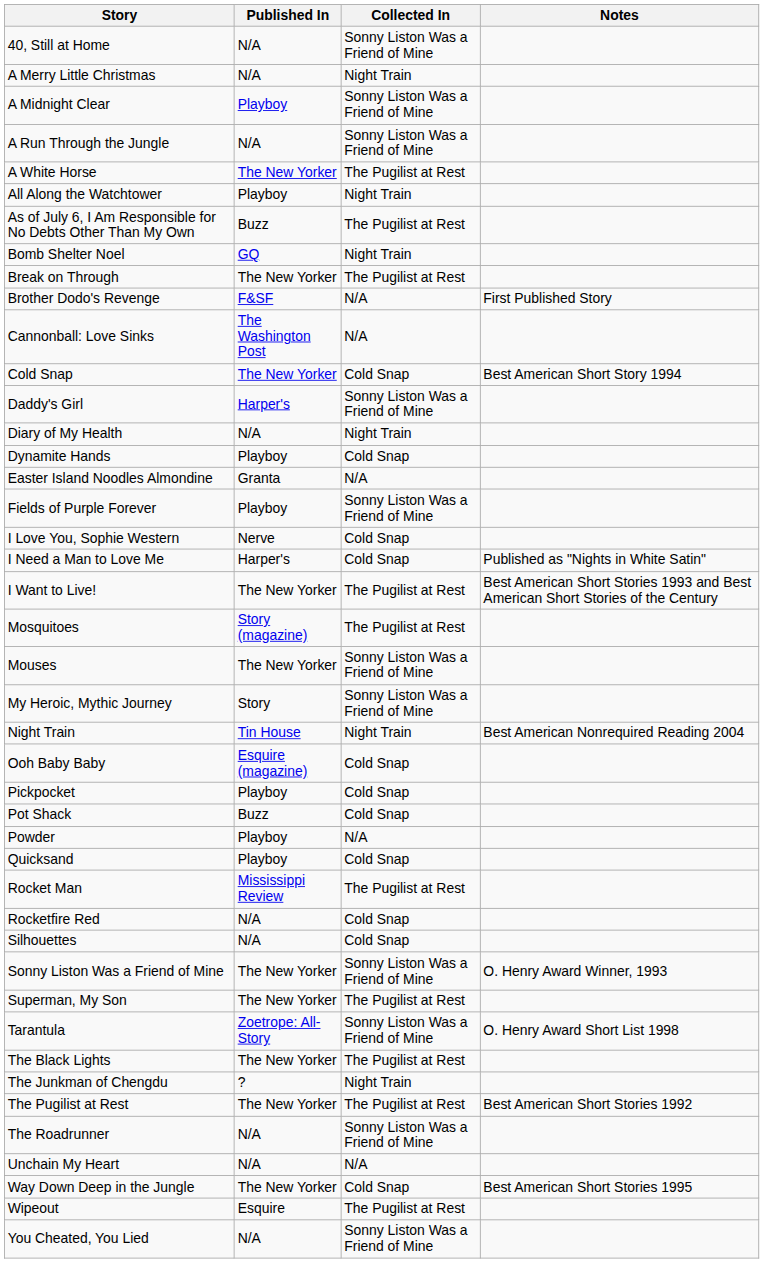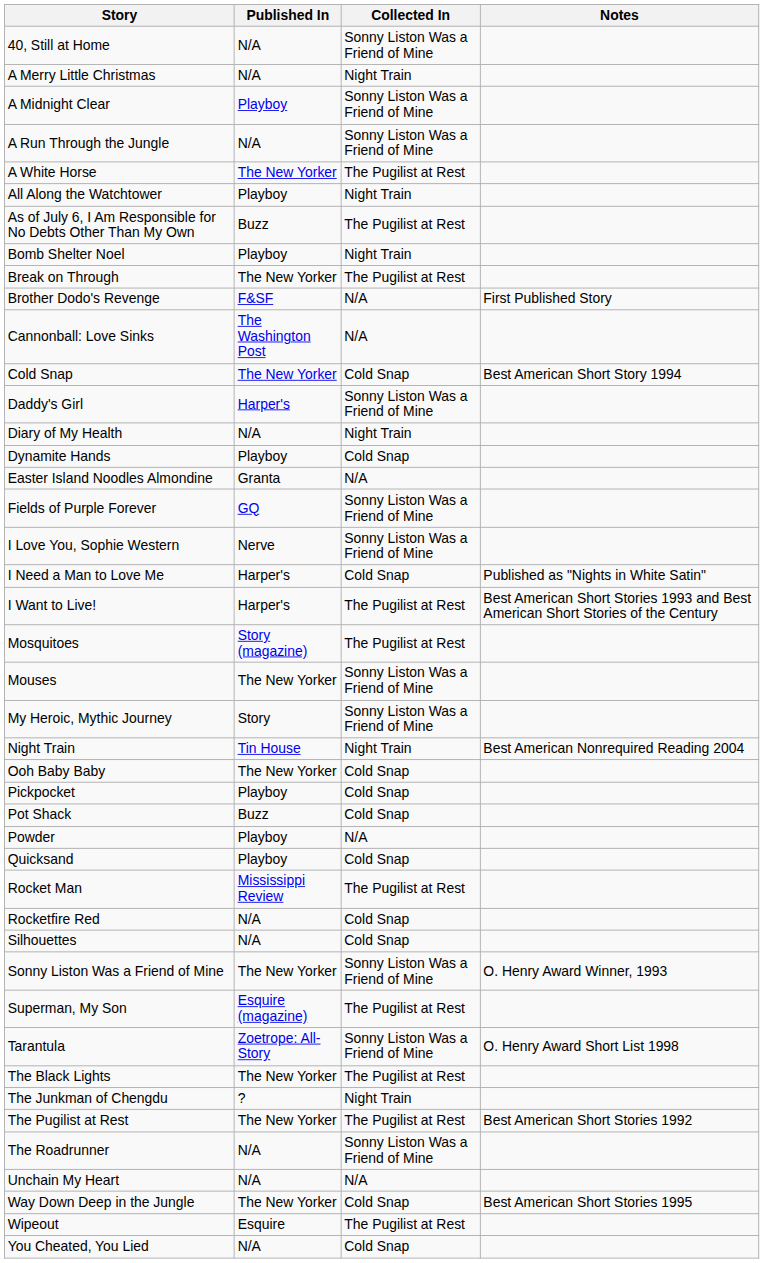(249, 254) GQ -> (262, 254) Playboy
(262, 508) Playboy -> (249, 508) GQ
(377, 538) Cold Snap -> (406, 546) Sonny Liston Was a Friend of Mine
(287, 590) The New Yorker -> (264, 605) Harper's
(273, 763) Esquire (magazine) -> (287, 771) The New Yorker
(287, 1001) The New Yorker -> (273, 1008) Esquire (magazine)
(406, 1238) Sonny Liston Was a Friend of Mine -> (377, 1246) Cold Snap
